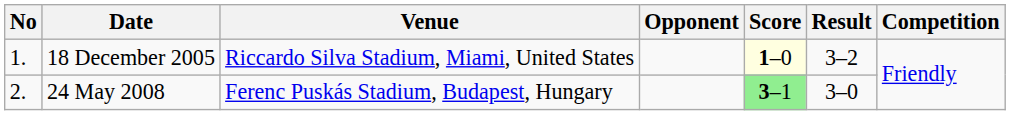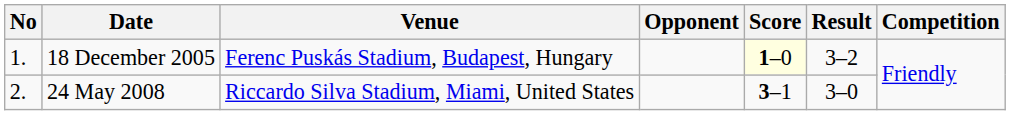(430, 57) Riccardo Silva Stadium, Miami, United States -> (419, 57) Ferenc Puskás Stadium, Budapest, Hungary
(419, 92) Ferenc Puskás Stadium, Budapest, Hungary -> (430, 92) Riccardo Silva Stadium, Miami, United States
(775, 92) lightgreen background -> (775, 92) no background
